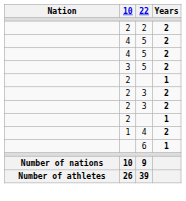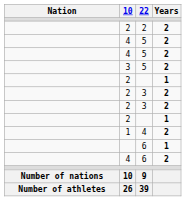+ row: (128, 159)
